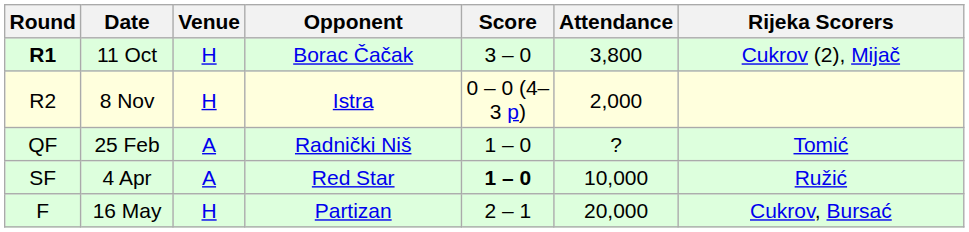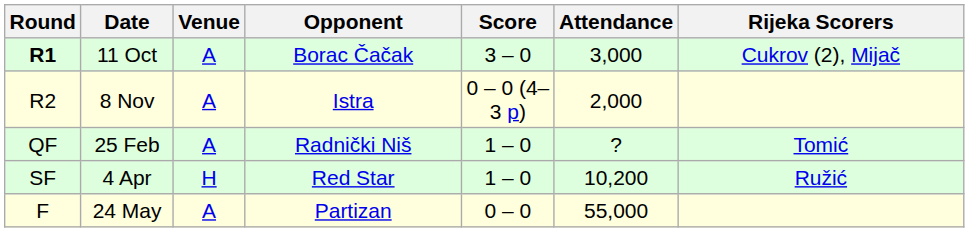(209, 55) H -> (209, 55) A
(616, 55) 3,800 -> (616, 55) 3,000
(209, 100) H -> (209, 100) A
(209, 178) A -> (209, 178) H
(508, 178) bold -> (508, 178) normal
(616, 178) 10,000 -> (616, 178) 10,200
- row: (127, 211)
+ row: (127, 211)
